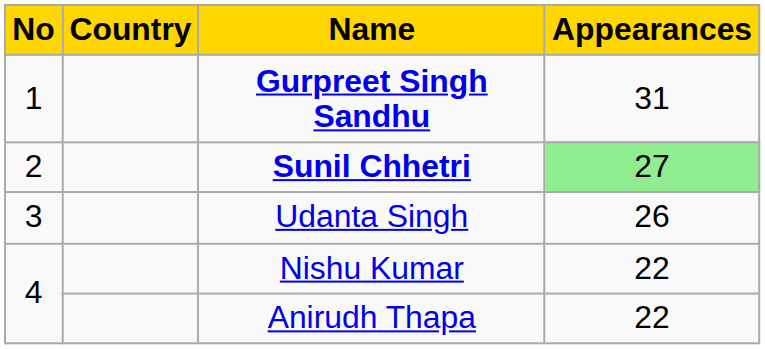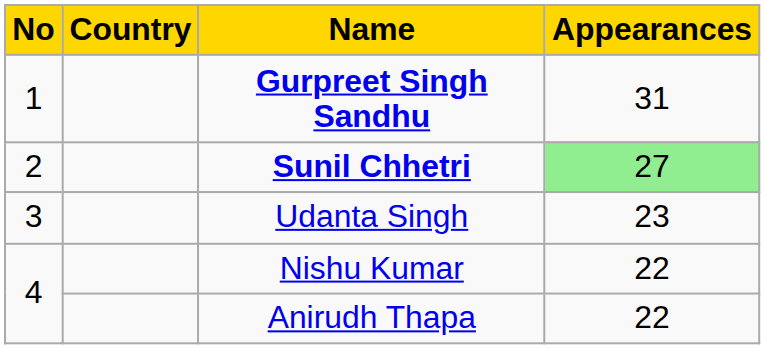(652, 217) 26 -> (652, 217) 23
